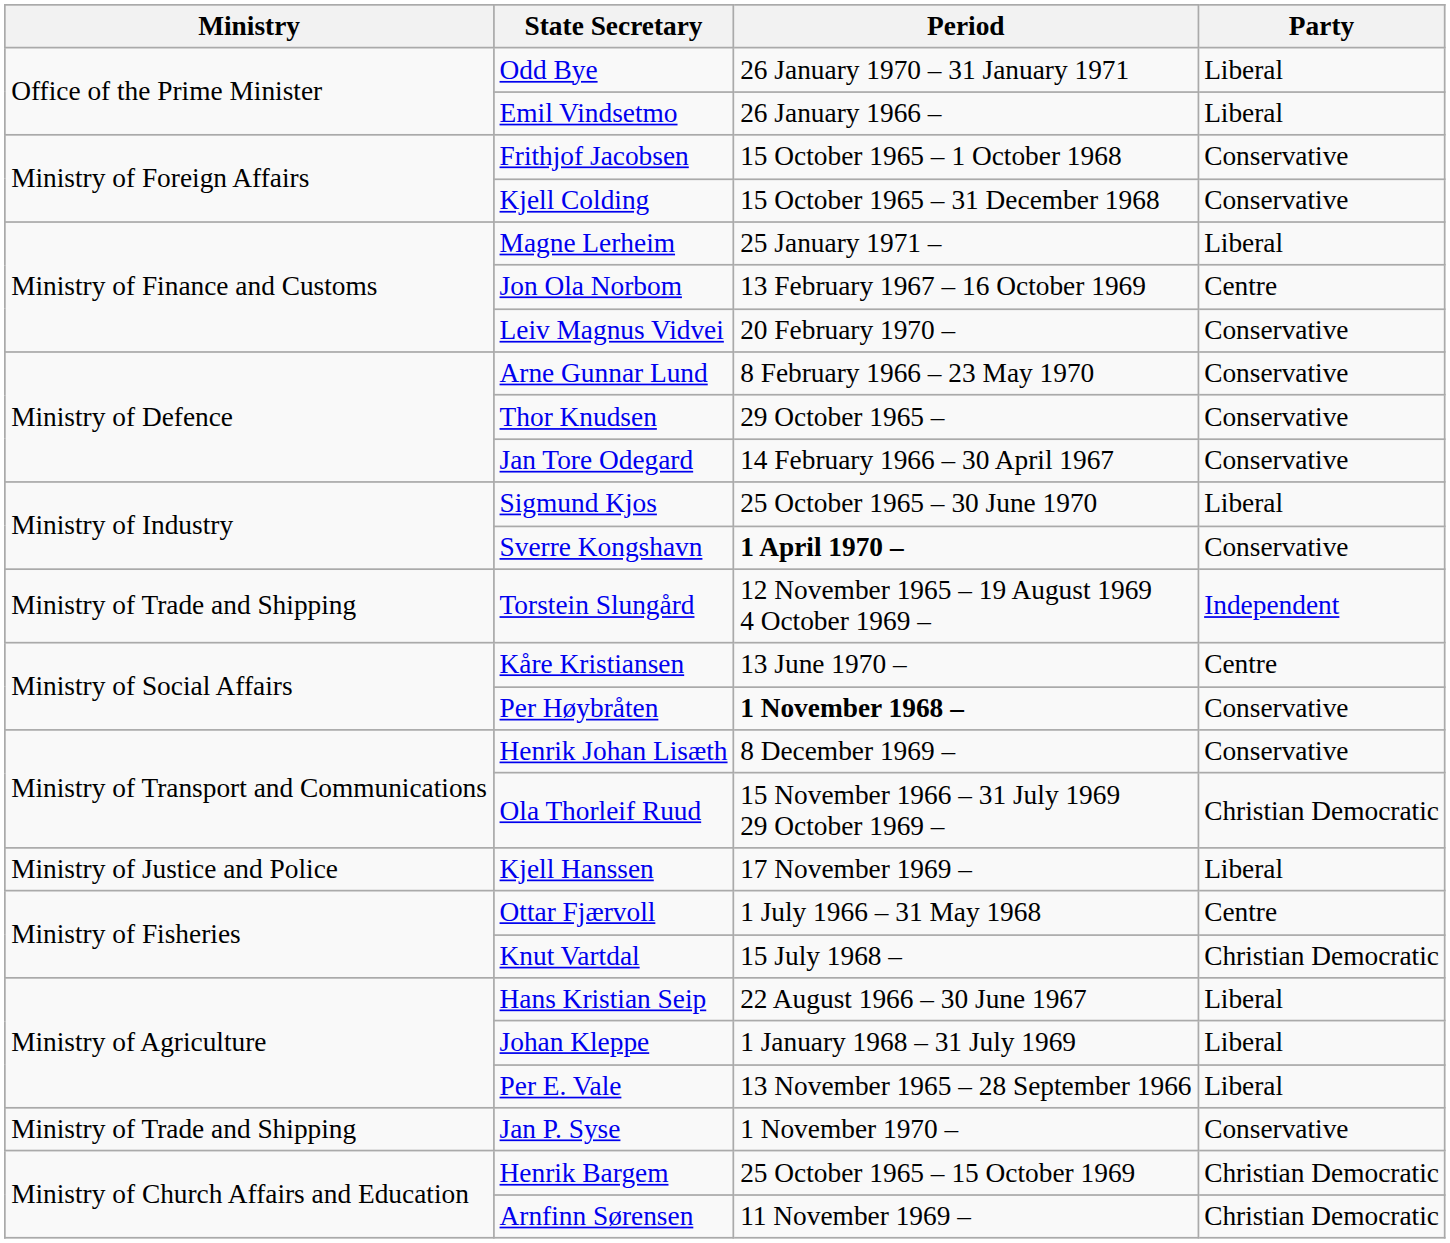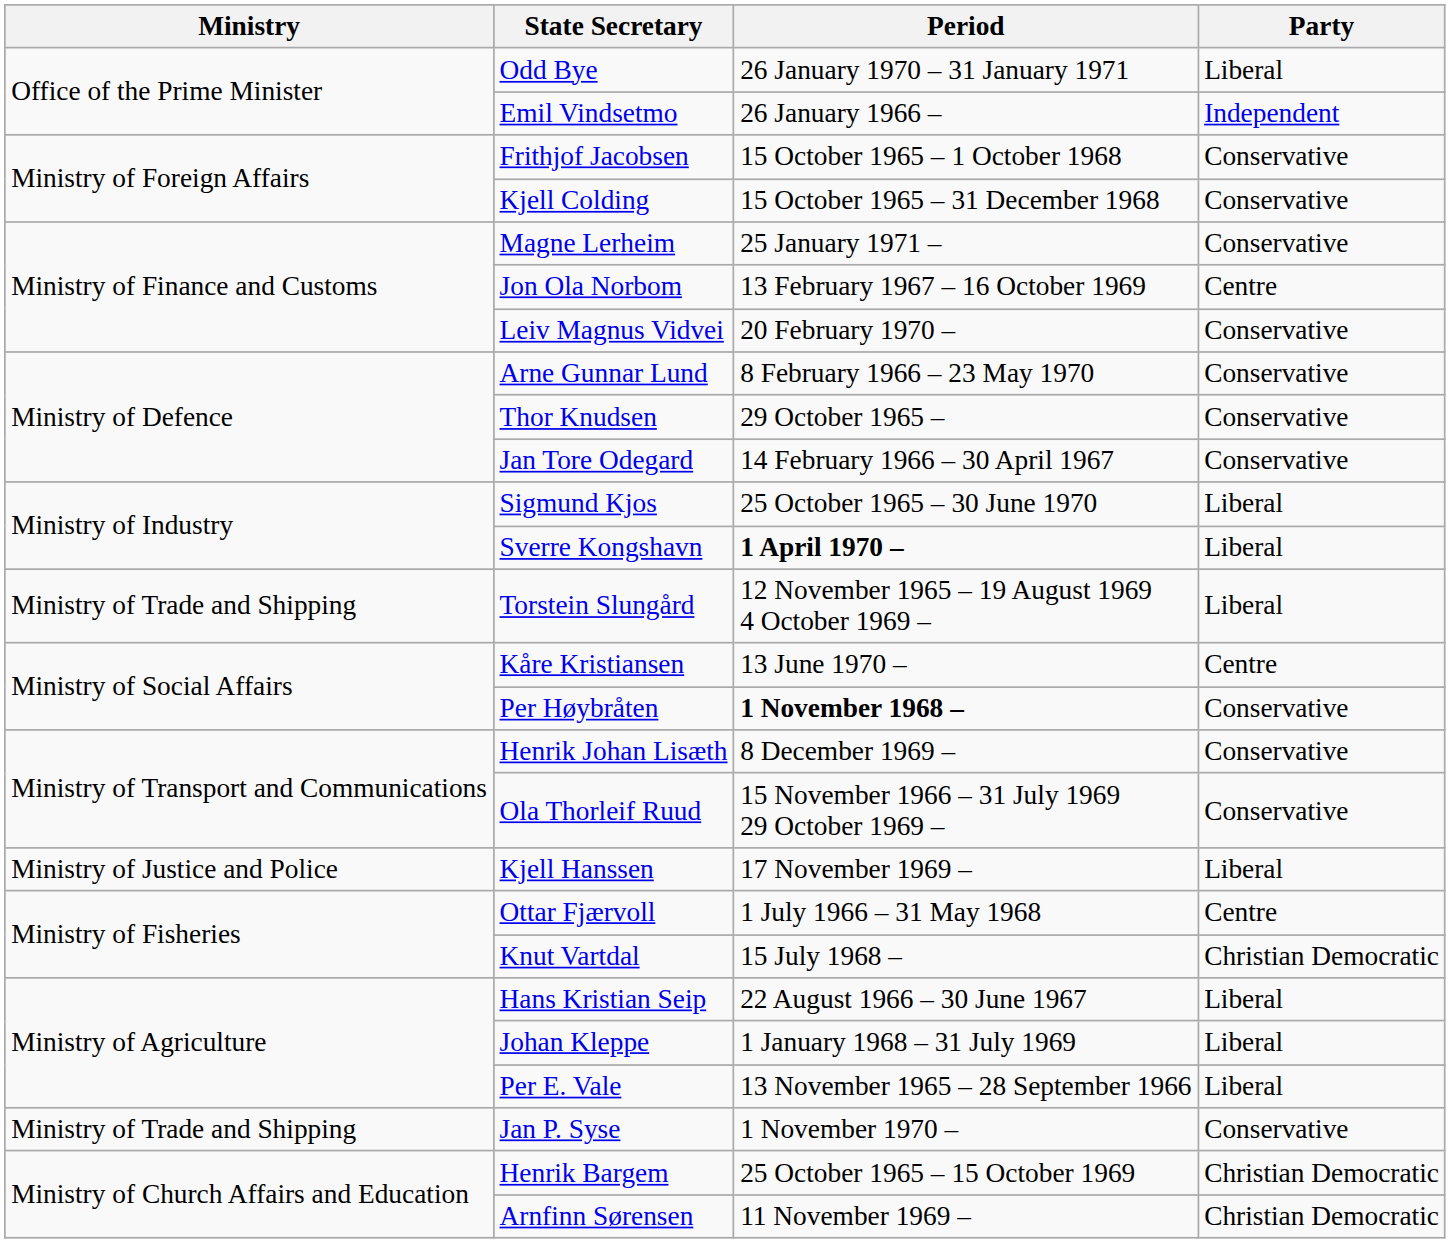(1244, 112) Liberal -> (1272, 112) Independent
(1244, 243) Liberal -> (1276, 243) Conservative
(1276, 546) Conservative -> (1244, 546) Liberal
(1272, 605) Independent -> (1244, 605) Liberal
(1322, 810) Christian Democratic -> (1276, 810) Conservative
